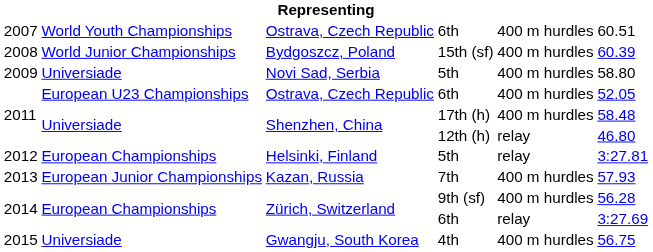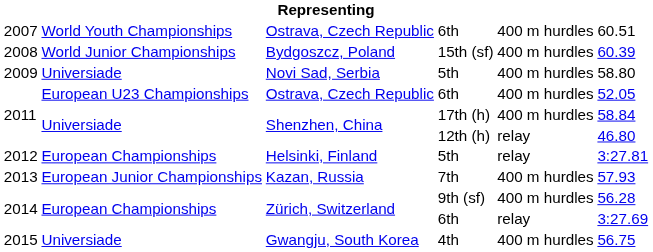(616, 114) 58.48 -> (616, 114) 58.84
